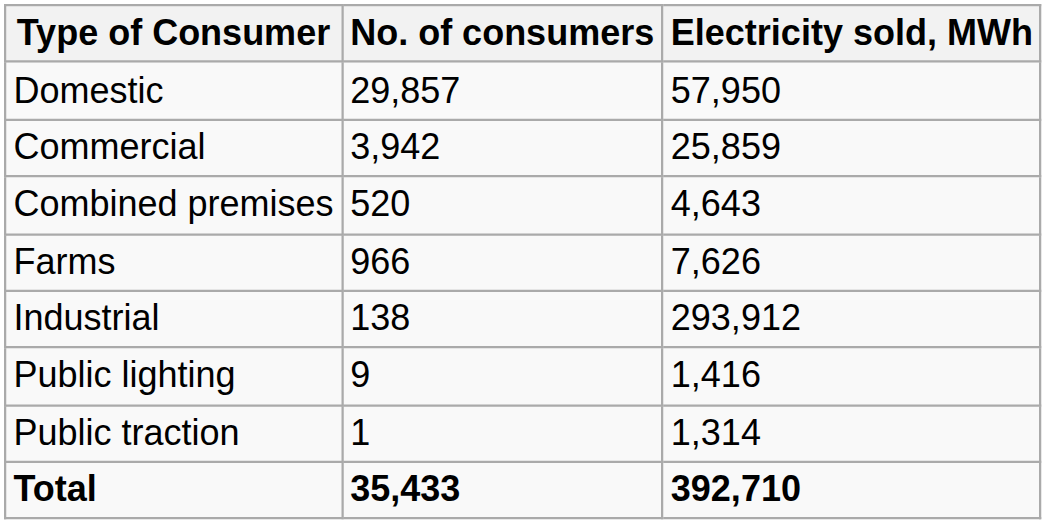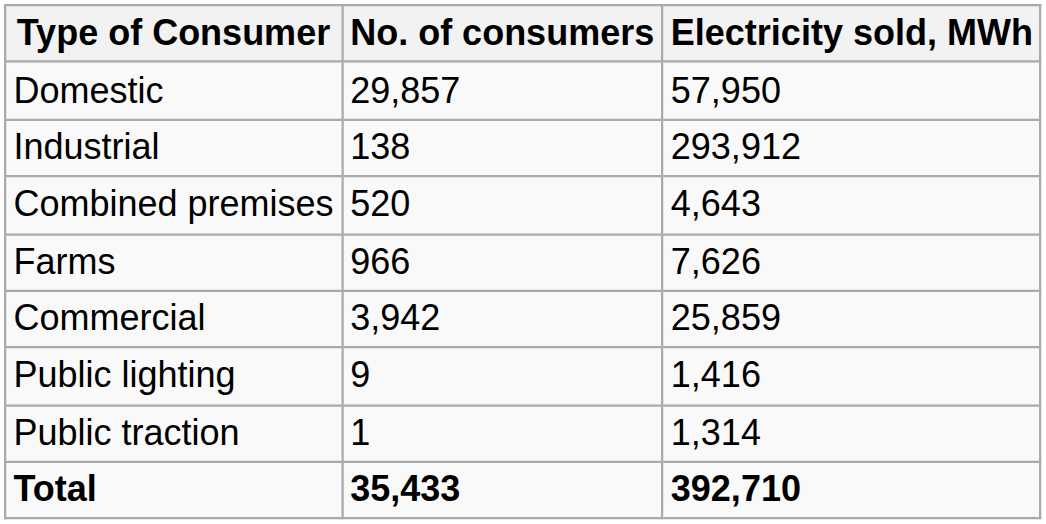rows swapped: (109, 147) <-> (86, 318)
